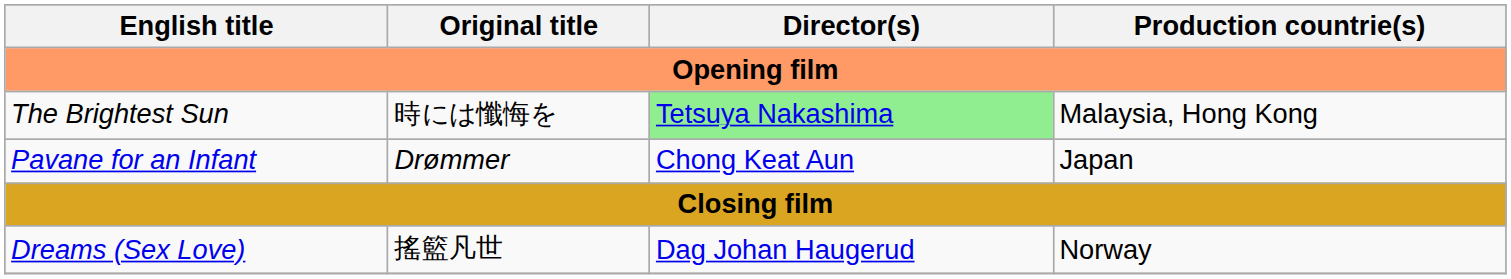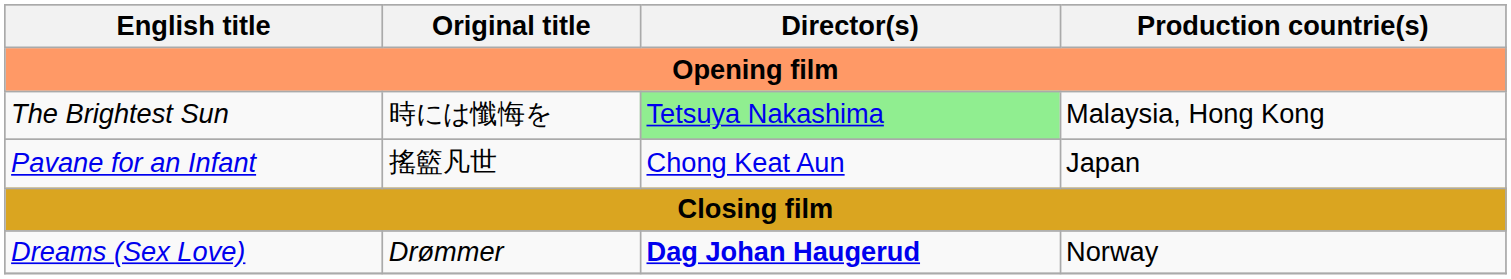(452, 160) Drømmer -> (443, 162) 搖籃凡世
(449, 248) 搖籃凡世 -> (446, 251) Drømmer
(785, 249) normal -> (783, 251) bold
